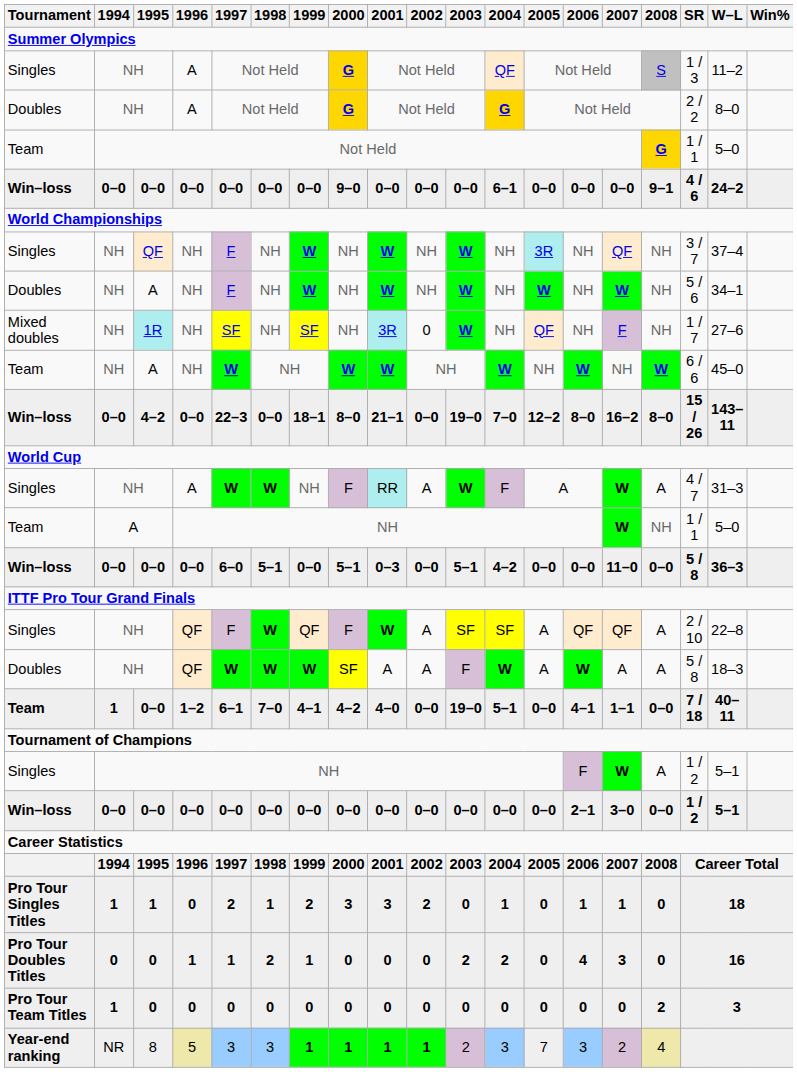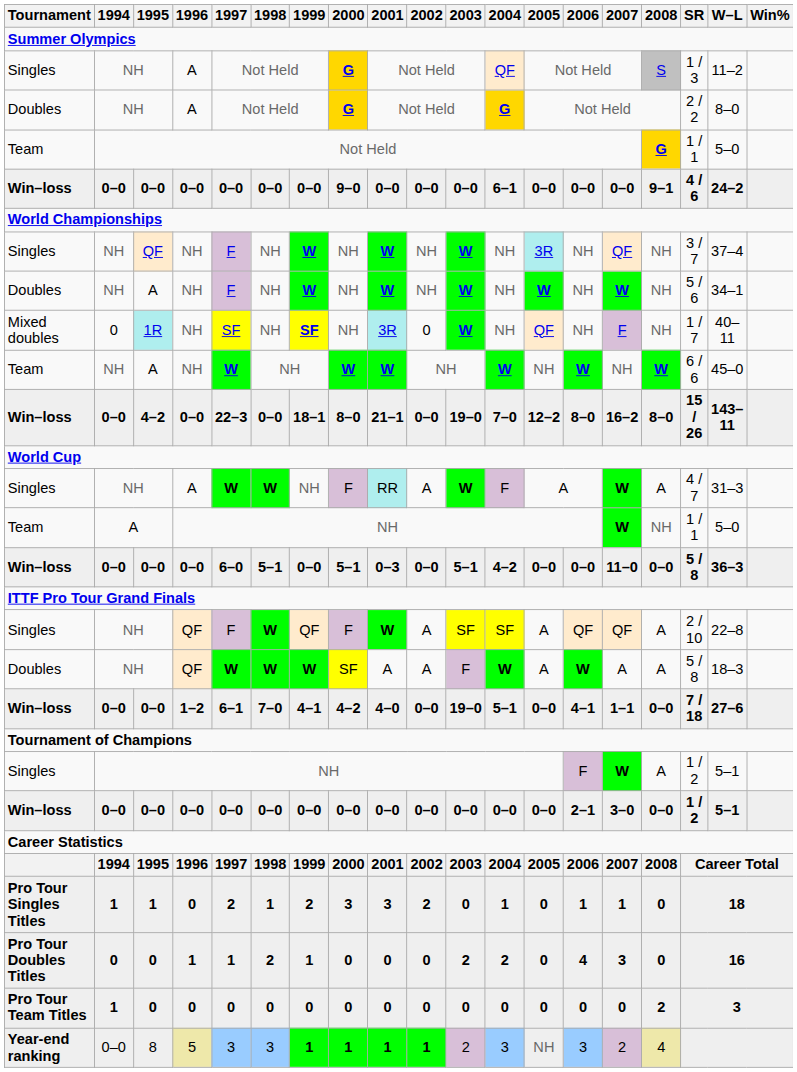(114, 330) NH -> (114, 330) 0
(309, 330) normal -> (309, 330) bold
(727, 330) 27–6 -> (727, 330) 40–11
(26, 708) Team -> (40, 708) Win–loss
(114, 708) 1 -> (114, 708) 0–0
(727, 708) 40–11 -> (727, 708) 27–6
(114, 1047) NR -> (114, 1047) 0–0
(544, 1047) 7 -> (544, 1047) NH
